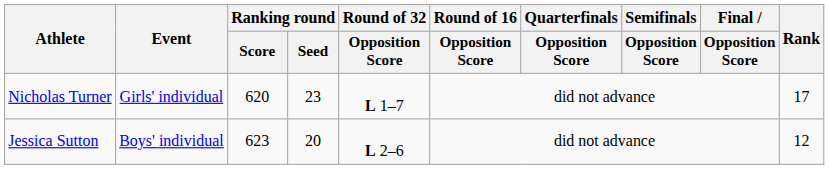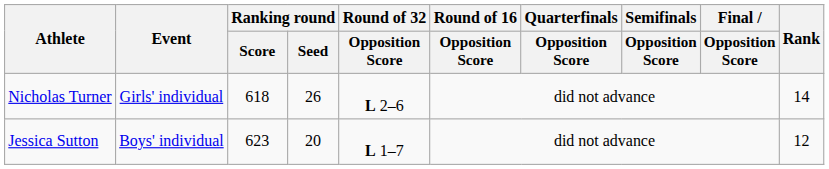(257, 96) 620 -> (257, 96) 618
(313, 96) 23 -> (313, 96) 26
(384, 106) L 1–7 -> (384, 106) L 2–6
(801, 96) 17 -> (801, 96) 14
(384, 151) L 2–6 -> (384, 151) L 1–7
